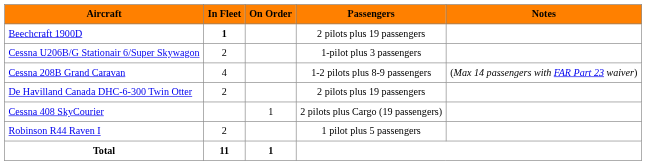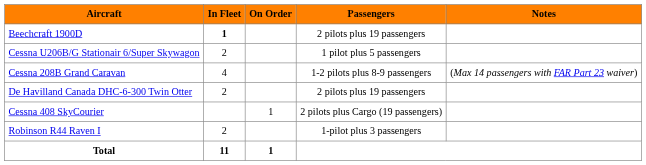(371, 53) 1-pilot plus 3 passengers -> (371, 53) 1 pilot plus 5 passengers
(371, 131) 1 pilot plus 5 passengers -> (371, 131) 1-pilot plus 3 passengers
